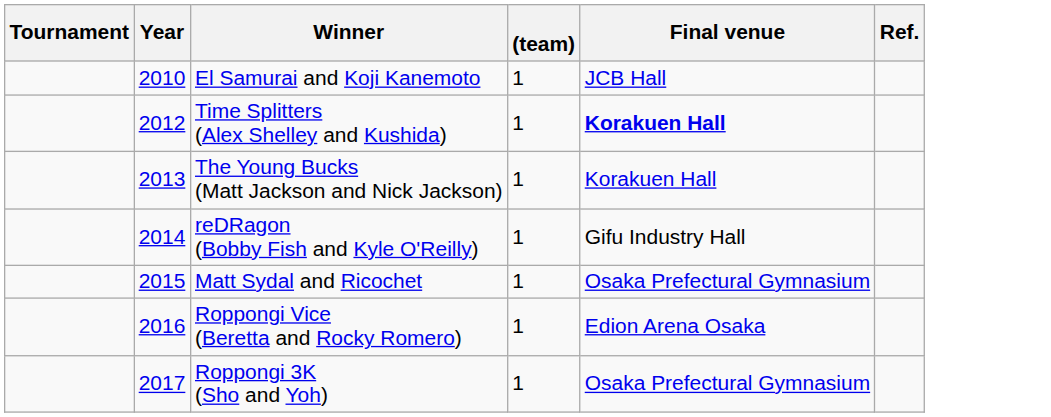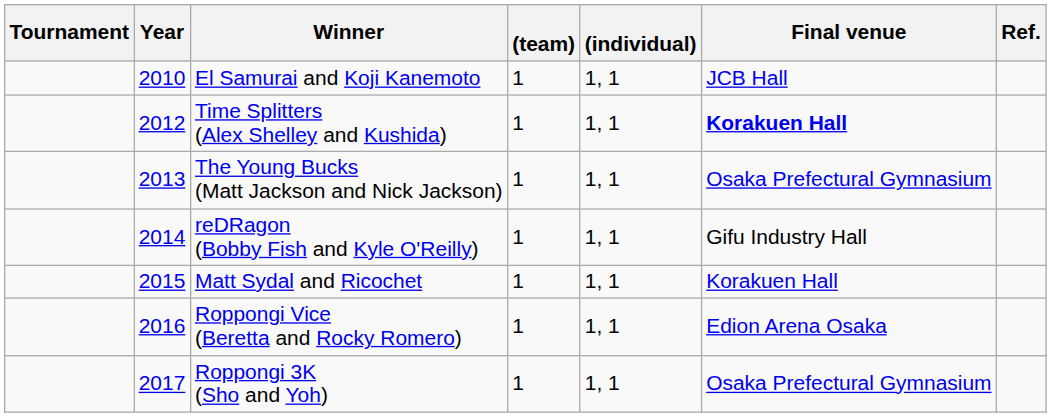+ column: (641, 44)
(651, 179) Korakuen Hall -> (849, 179) Osaka Prefectural Gymnasium
(727, 281) Osaka Prefectural Gymnasium -> (772, 281) Korakuen Hall
